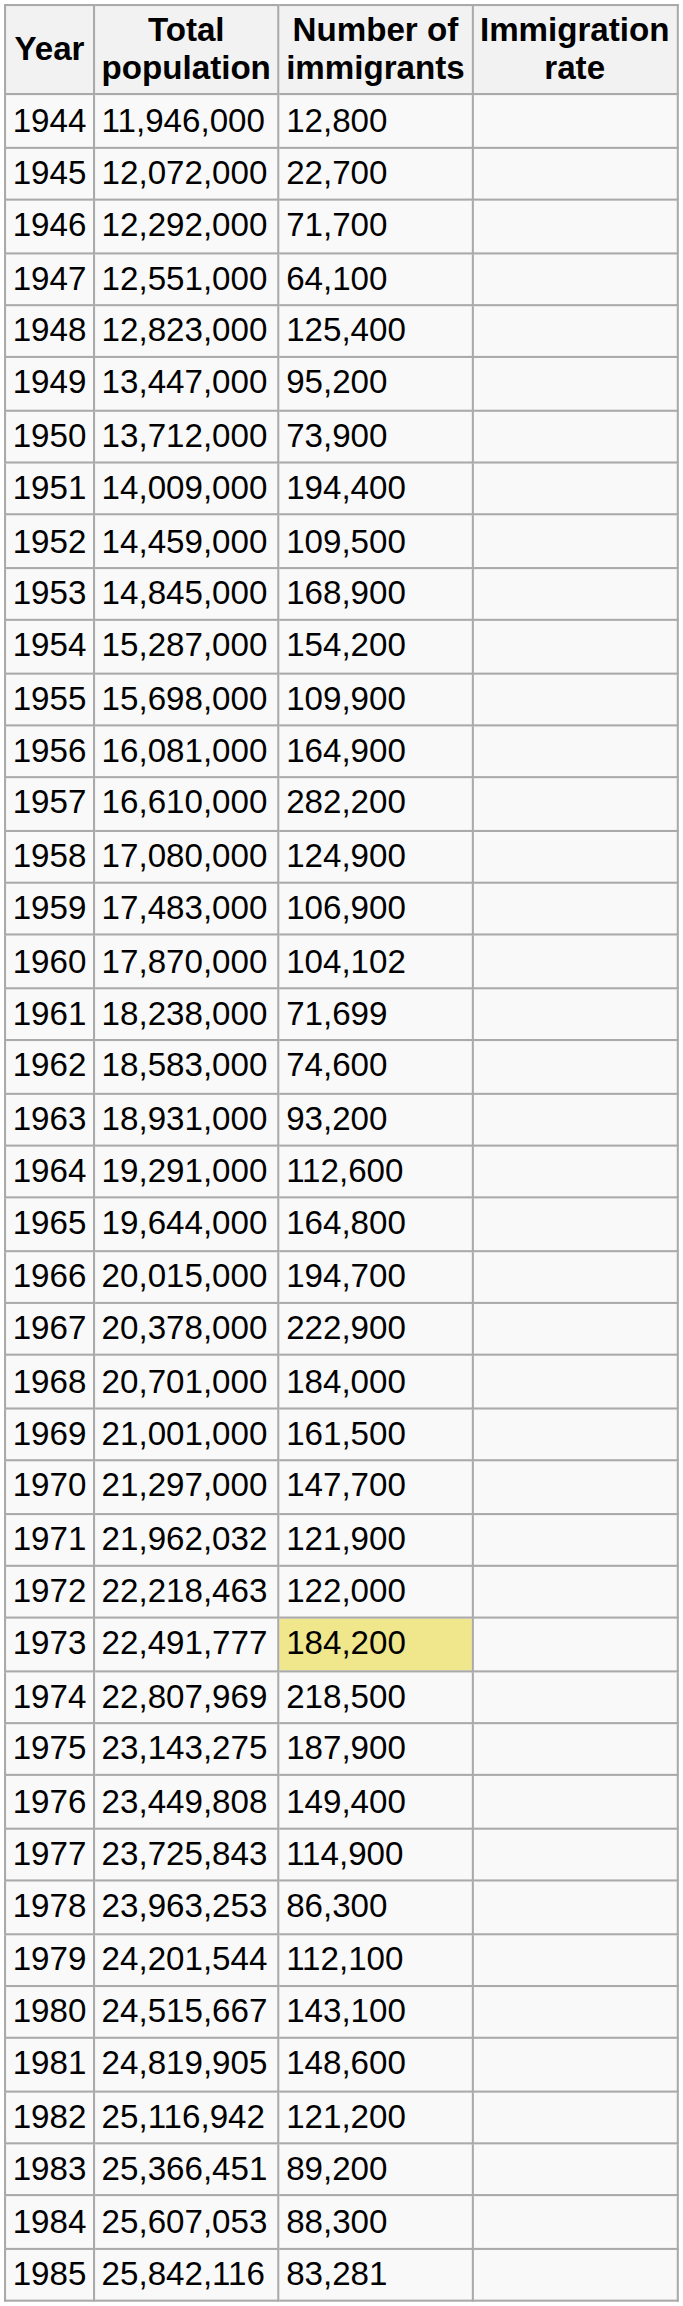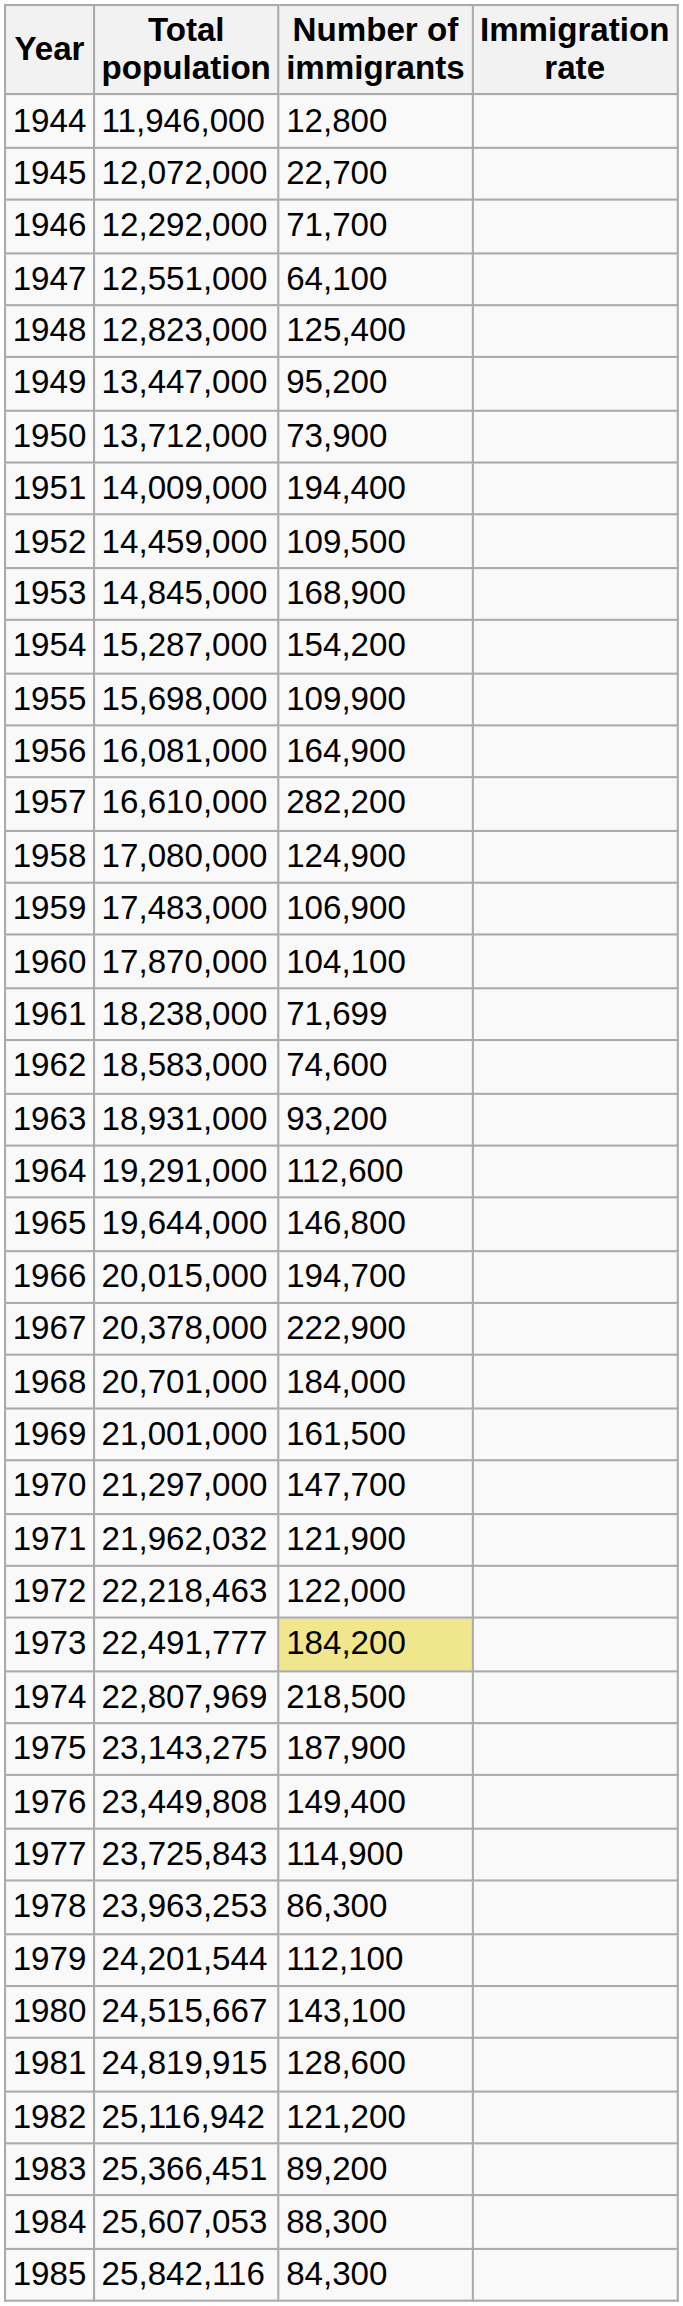(346, 960) 104,102 -> (346, 960) 104,100
(346, 1223) 164,800 -> (346, 1223) 146,800
(184, 2064) 24,819,905 -> (184, 2064) 24,819,915
(346, 2064) 148,600 -> (346, 2064) 128,600
(337, 2274) 83,281 -> (337, 2274) 84,300
